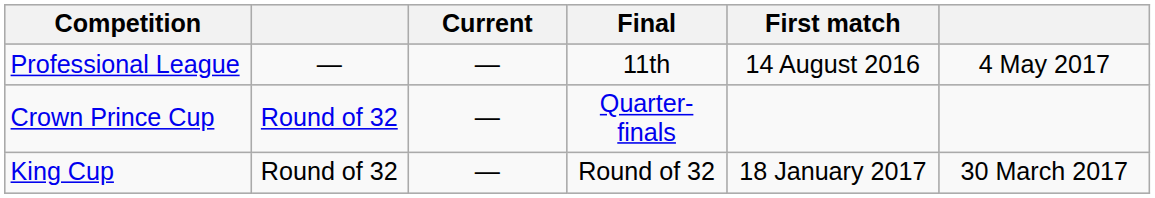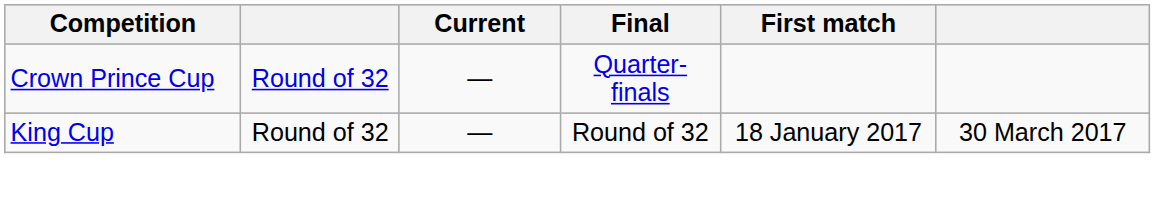- row: (125, 64)
